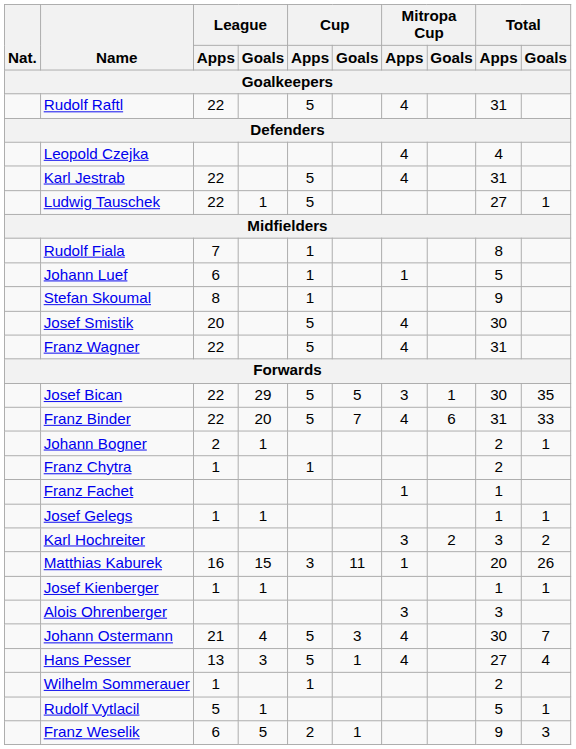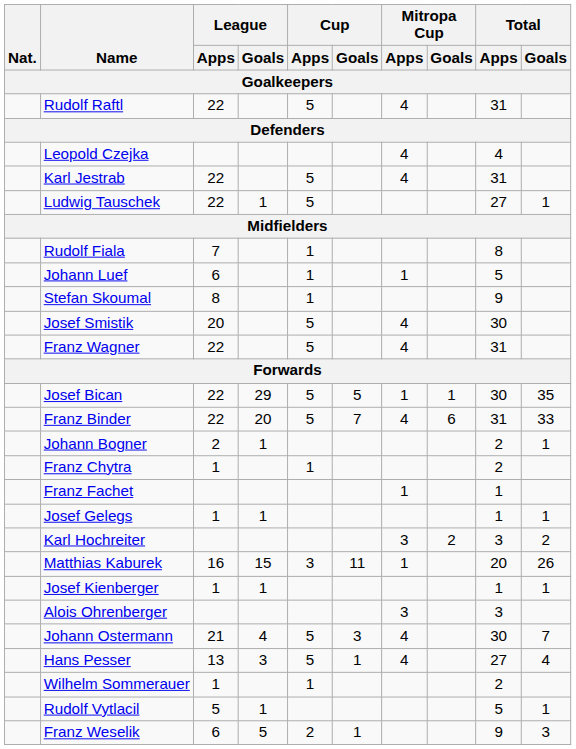(404, 395) 3 -> (404, 395) 1
